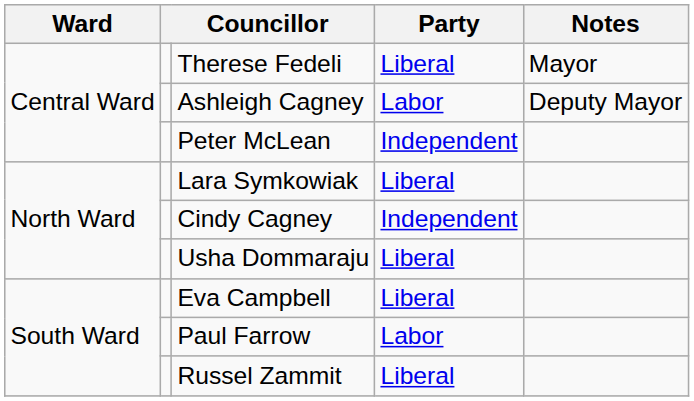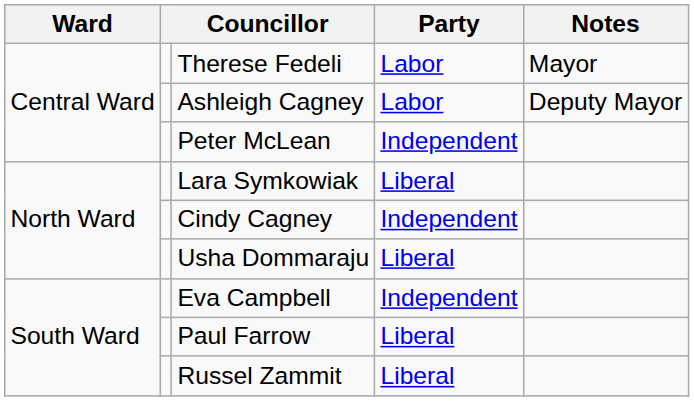(417, 63) Liberal -> (412, 63) Labor
(417, 297) Liberal -> (449, 297) Independent
(412, 336) Labor -> (417, 336) Liberal
